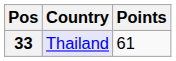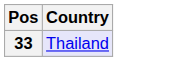- column: (142, 18)
